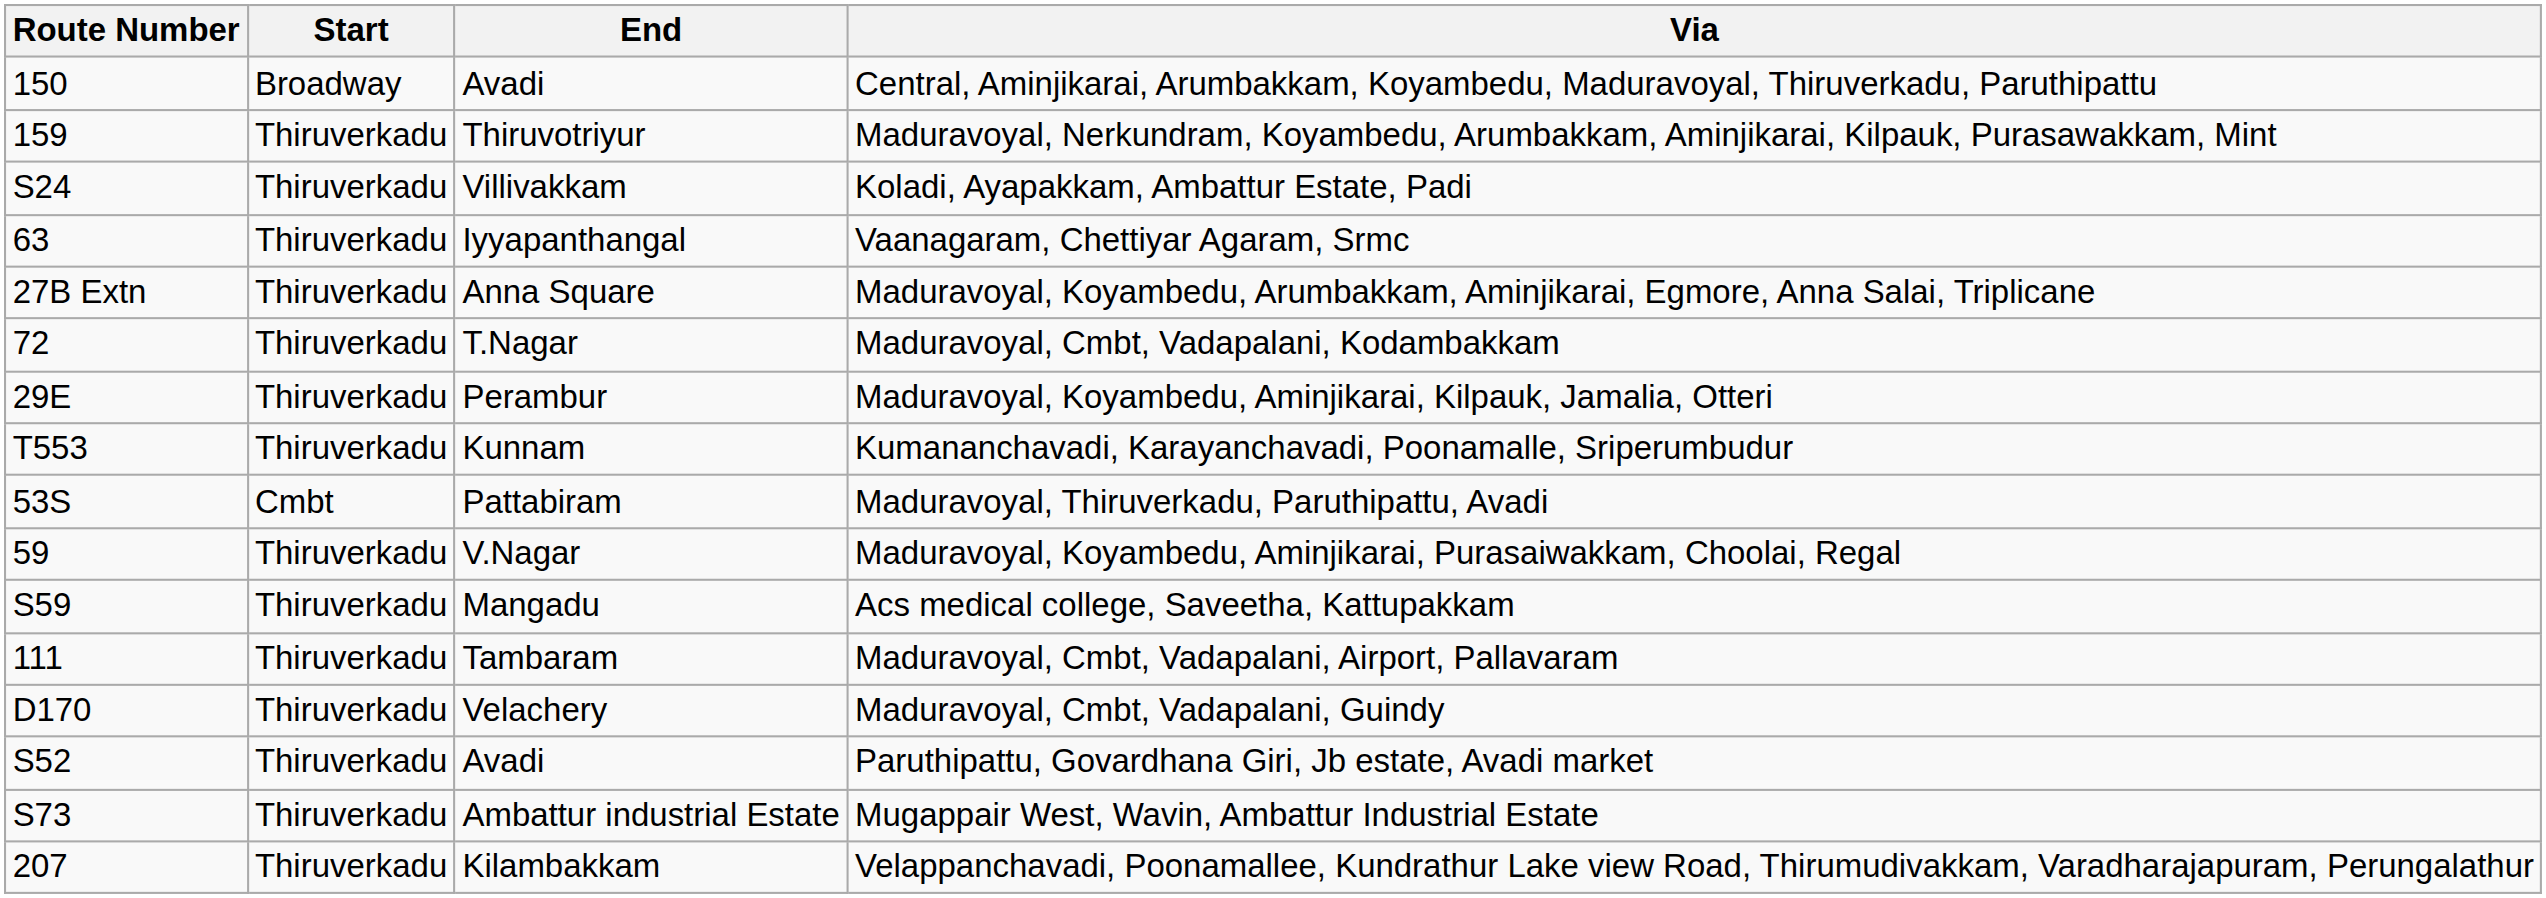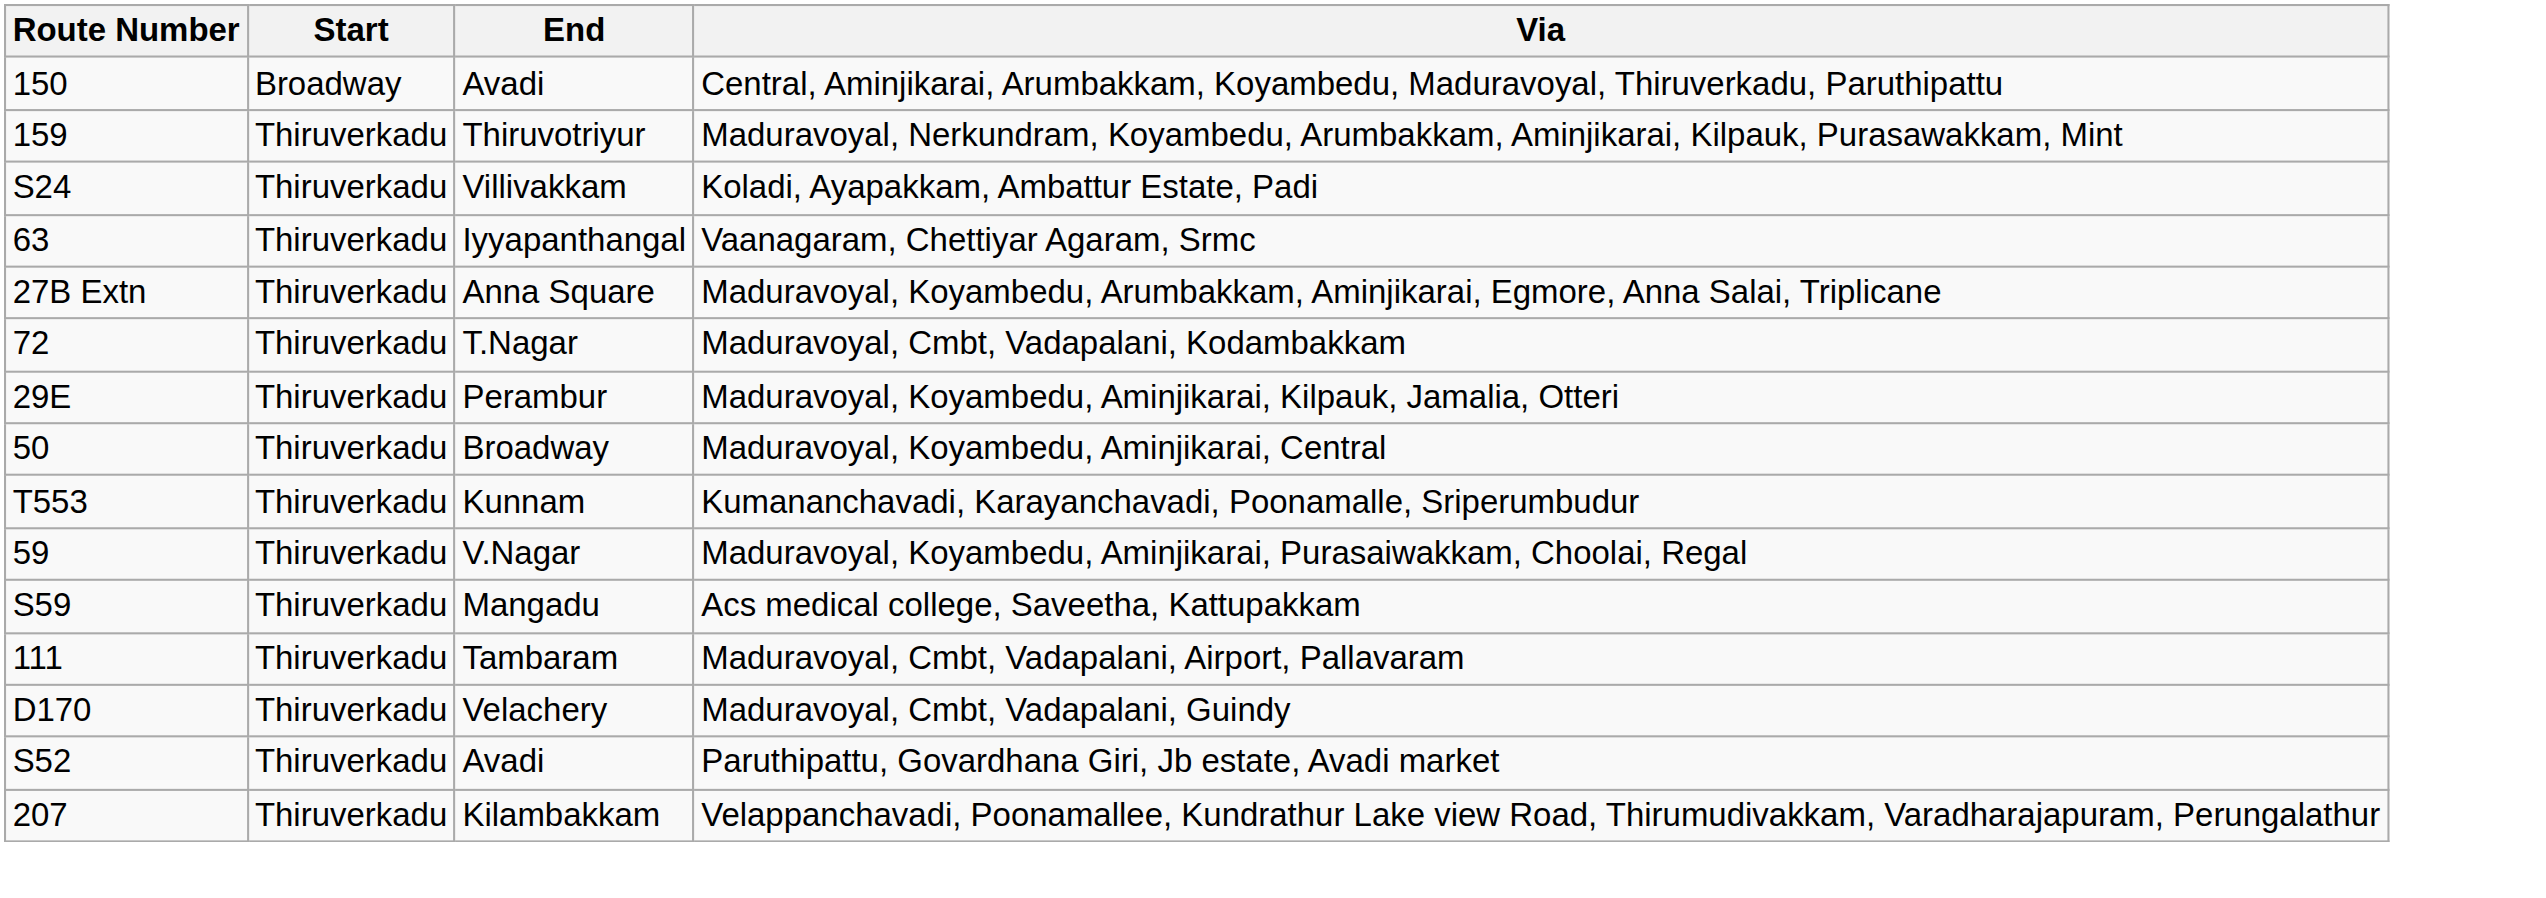+ row: (1044, 448)
- row: (1202, 501)
- row: (1227, 814)
